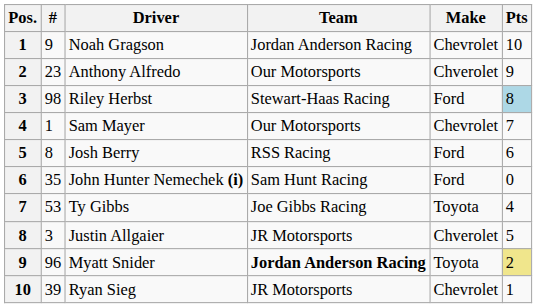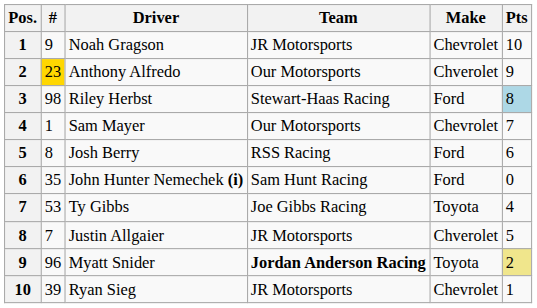(331, 45) Jordan Anderson Racing -> (302, 45) JR Motorsports
(53, 72) no background -> (53, 72) gold background
(49, 234) 3 -> (49, 234) 7
